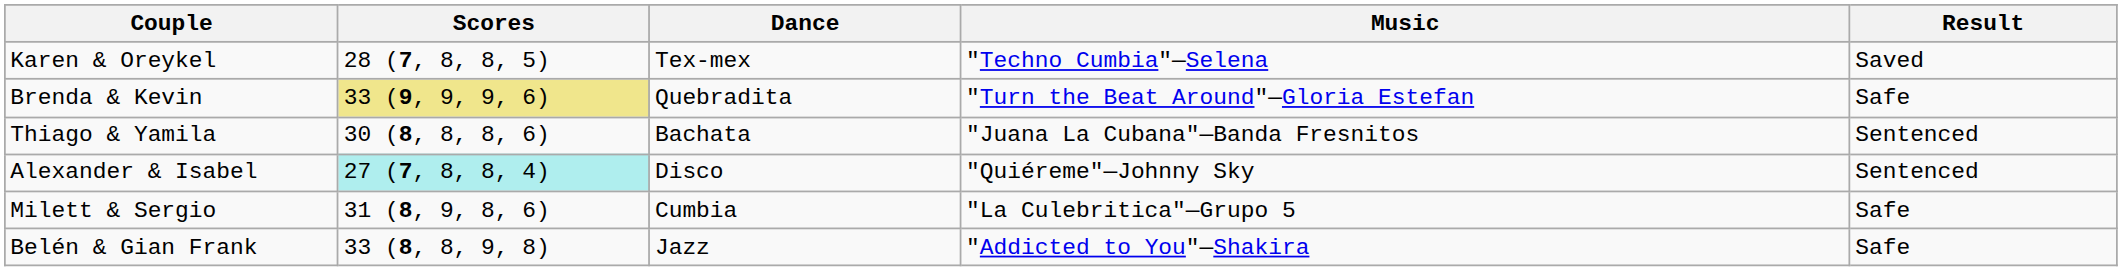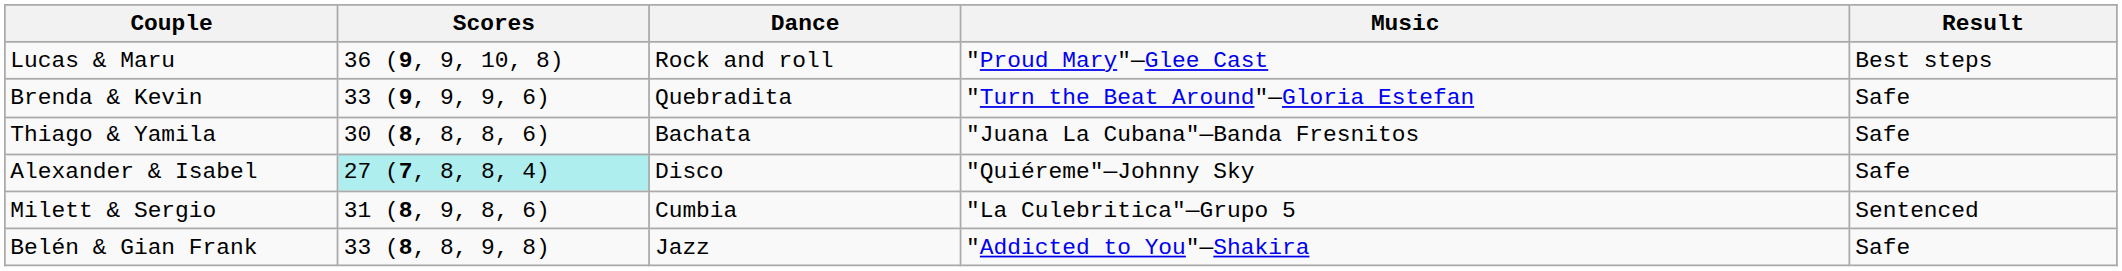- row: (113, 61)
+ row: (93, 61)
(447, 98) khaki background -> (447, 98) no background
(1917, 135) Sentenced -> (1883, 135) Safe
(1917, 173) Sentenced -> (1883, 173) Safe
(1883, 210) Safe -> (1917, 210) Sentenced
